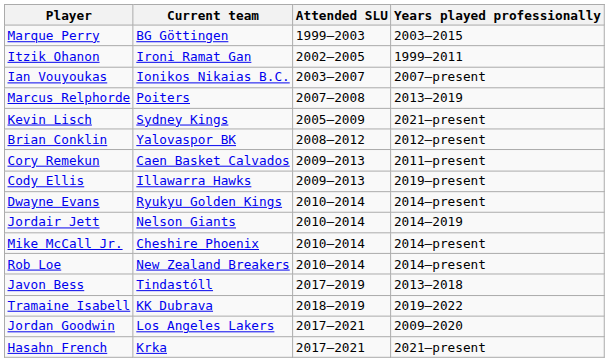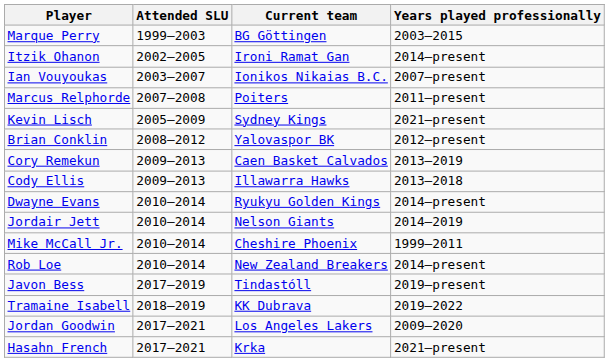columns swapped: (342, 15) <-> (213, 15)
(428, 56) 1999–2011 -> (440, 56) 2014–present
(428, 98) 2013–2019 -> (440, 98) 2011–present
(440, 160) 2011–present -> (428, 160) 2013–2019
(440, 181) 2019–present -> (428, 181) 2013–2018
(440, 243) 2014–present -> (428, 243) 1999–2011
(428, 285) 2013–2018 -> (440, 285) 2019–present
